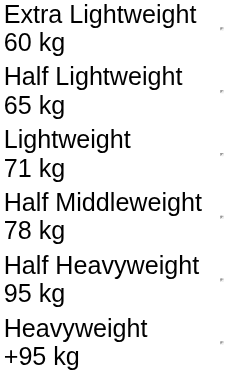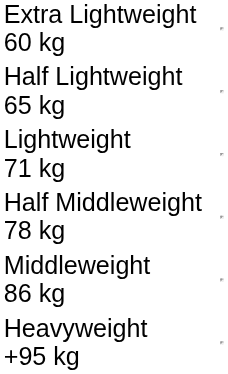+ row: (77, 279)
- row: (101, 279)
